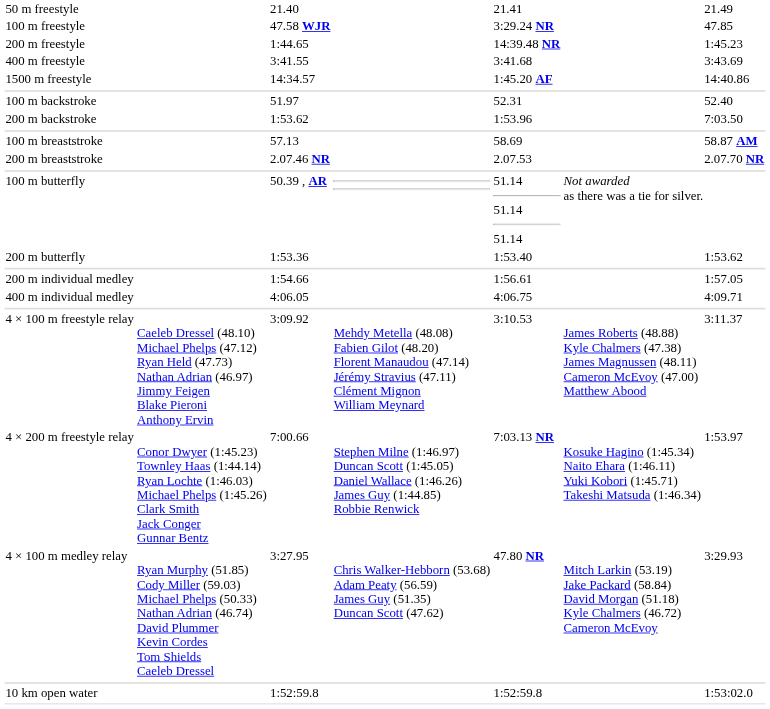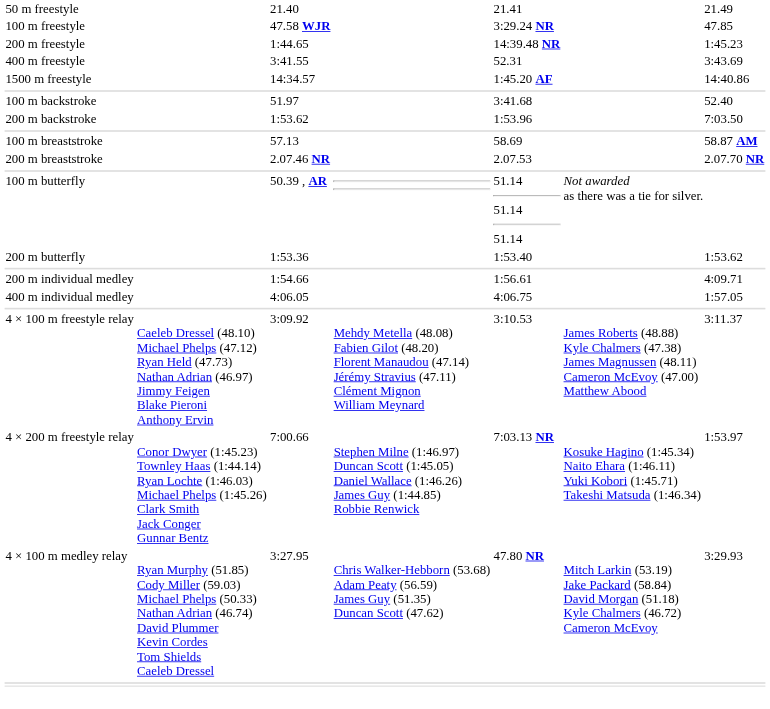(513, 61) 3:41.68 -> (508, 61) 52.31
(508, 101) 52.31 -> (513, 101) 3:41.68
(724, 279) 1:57.05 -> (724, 279) 4:09.71
(724, 296) 4:09.71 -> (724, 296) 1:57.05
- row: (51, 693)
